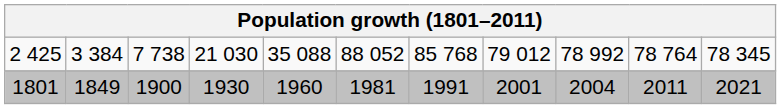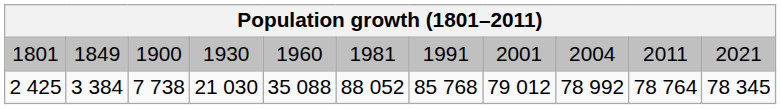rows swapped: (35, 86) <-> (35, 53)
